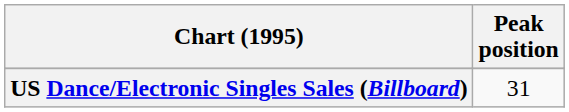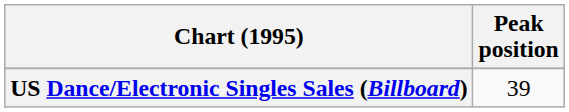(519, 87) 31 -> (519, 87) 39
